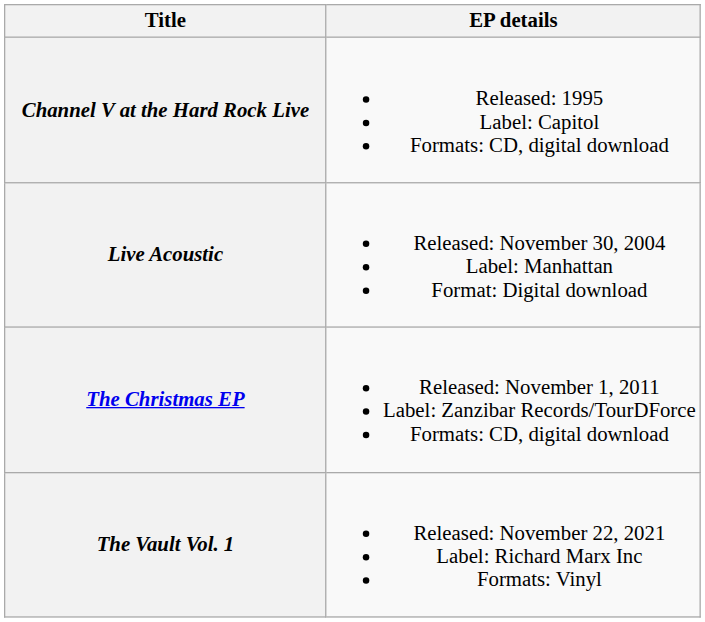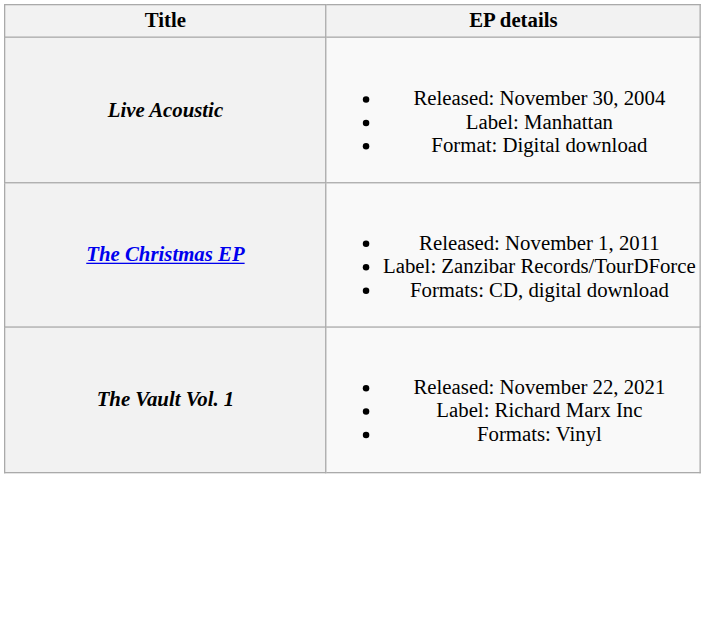- row: (165, 109)
